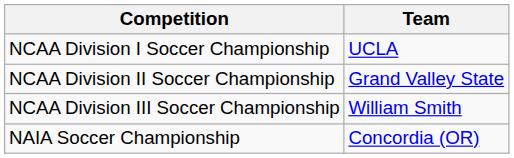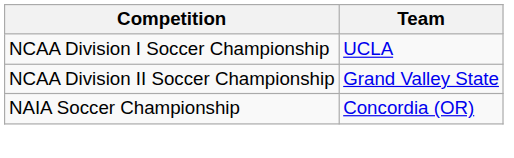- row: (174, 108)
